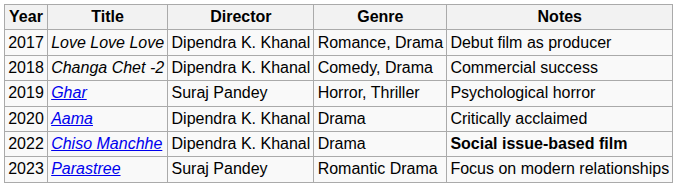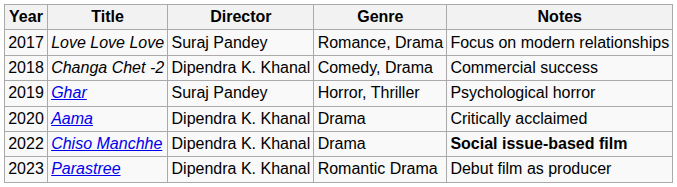(241, 42) Dipendra K. Khanal -> (220, 42) Suraj Pandey
(531, 42) Debut film as producer -> (560, 42) Focus on modern relationships
(220, 169) Suraj Pandey -> (241, 169) Dipendra K. Khanal
(560, 169) Focus on modern relationships -> (531, 169) Debut film as producer
